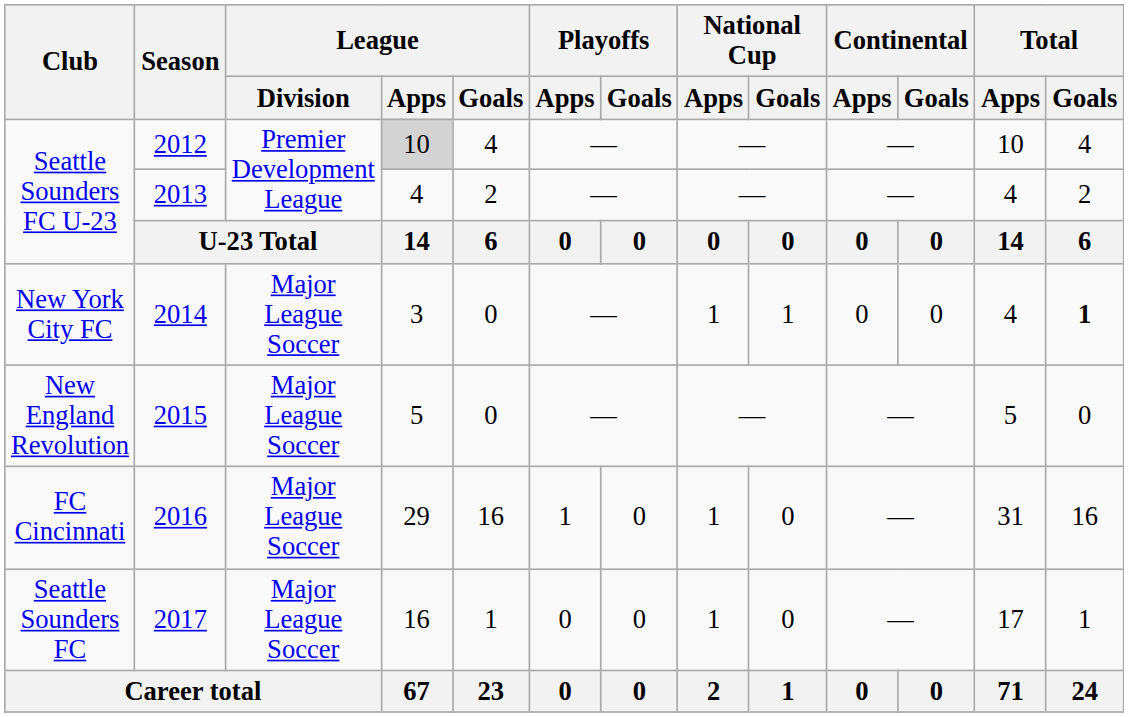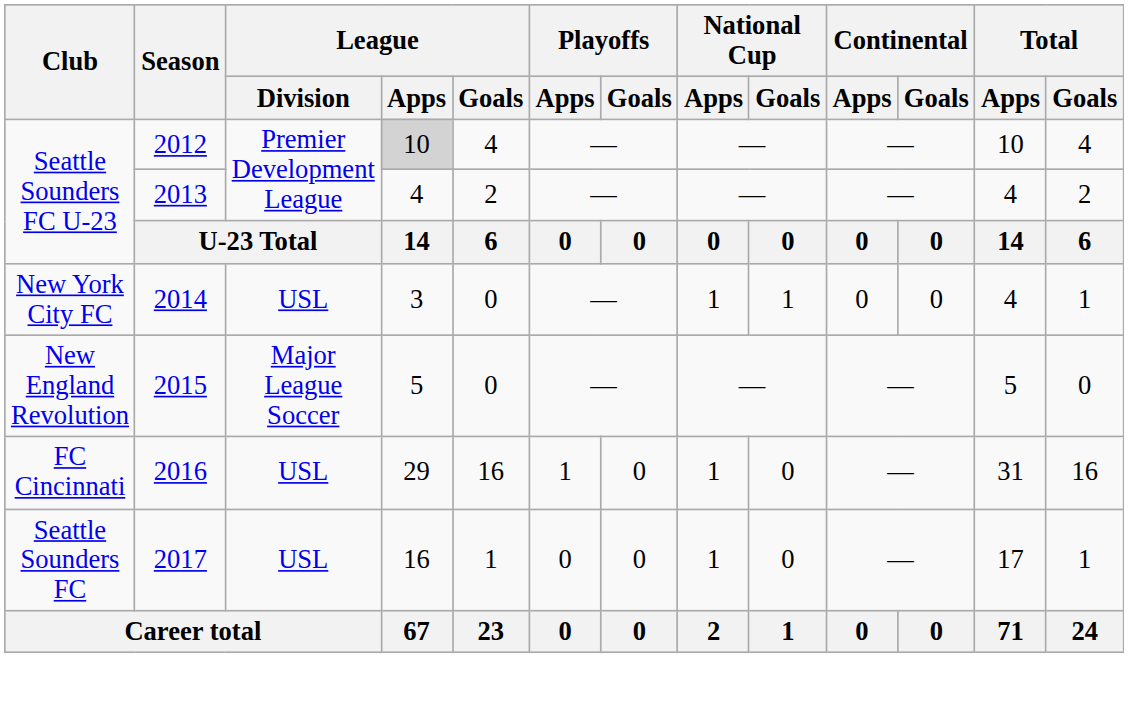(303, 313) Major League Soccer -> (303, 298) USL
(1085, 313) bold -> (1085, 298) normal
(303, 517) Major League Soccer -> (303, 472) USL
(303, 619) Major League Soccer -> (303, 559) USL
